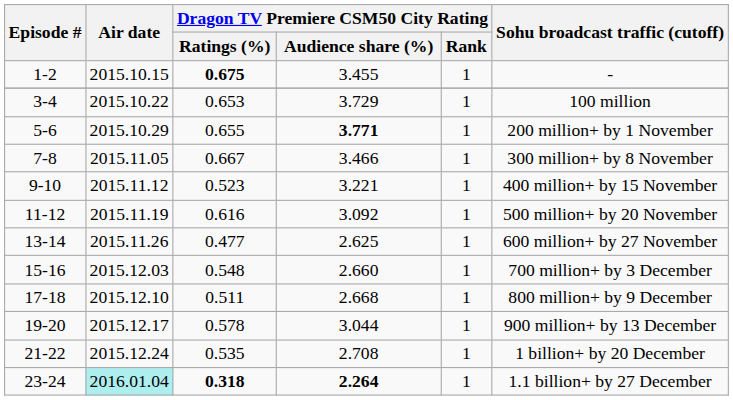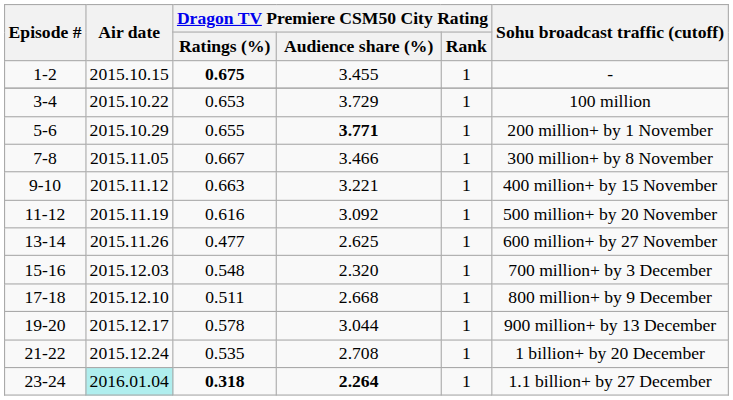(225, 185) 0.523 -> (225, 185) 0.663
(359, 269) 2.660 -> (359, 269) 2.320
